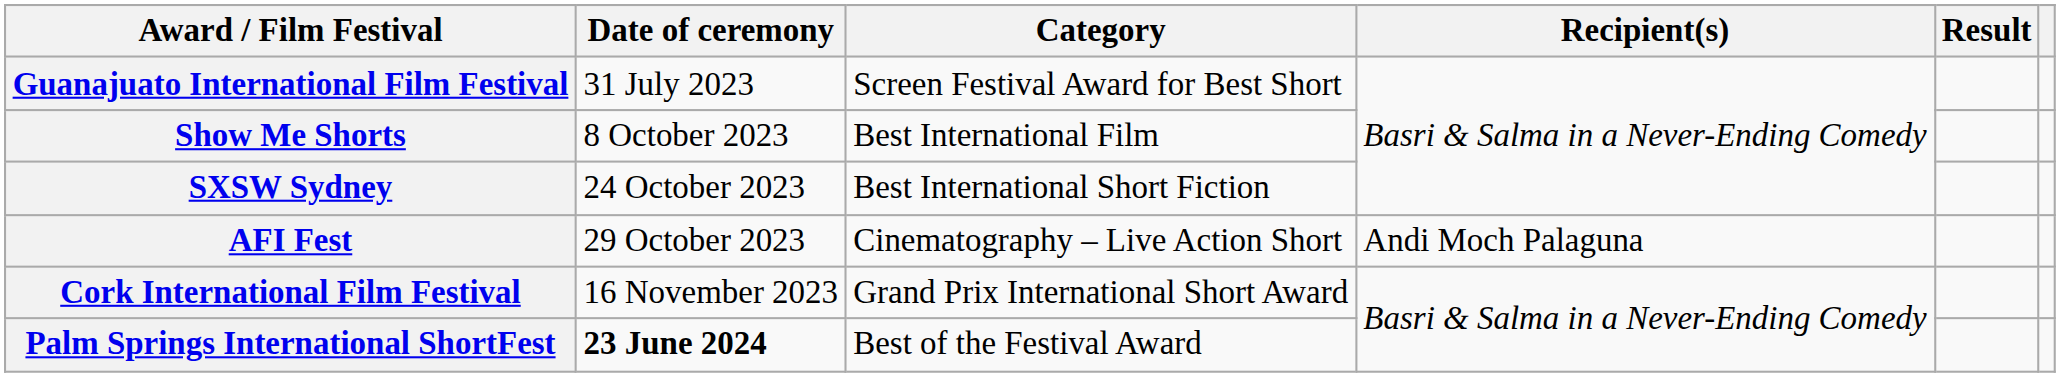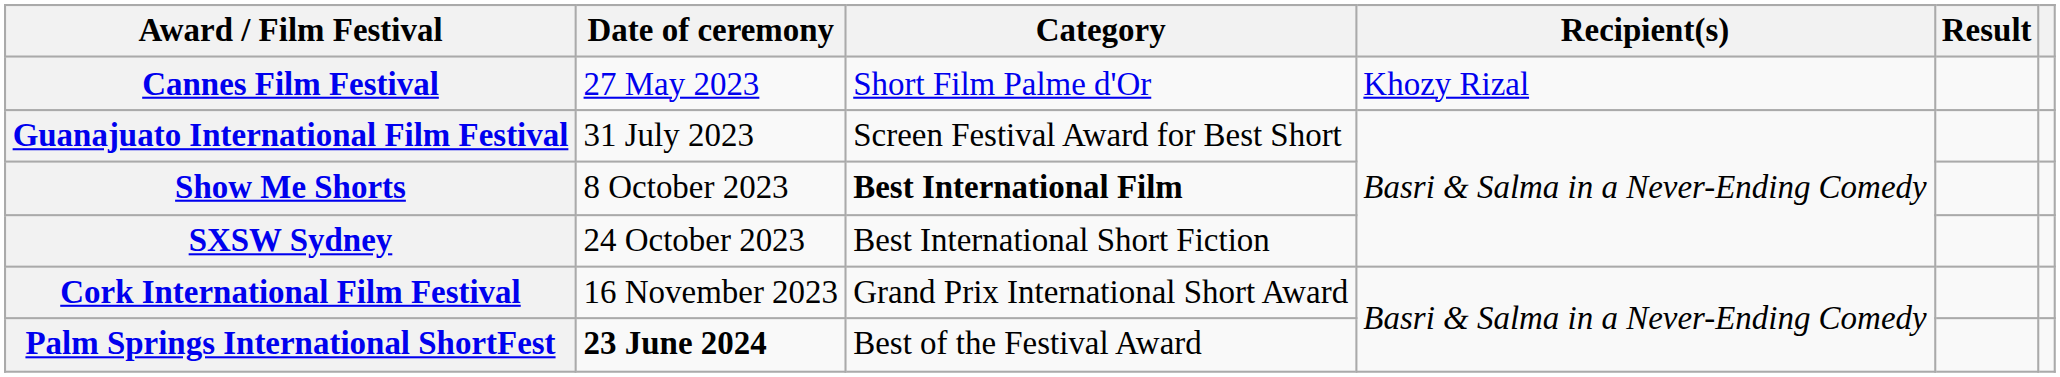+ row: (291, 82)
(1006, 135) normal -> (1018, 187) bold
- row: (290, 239)
